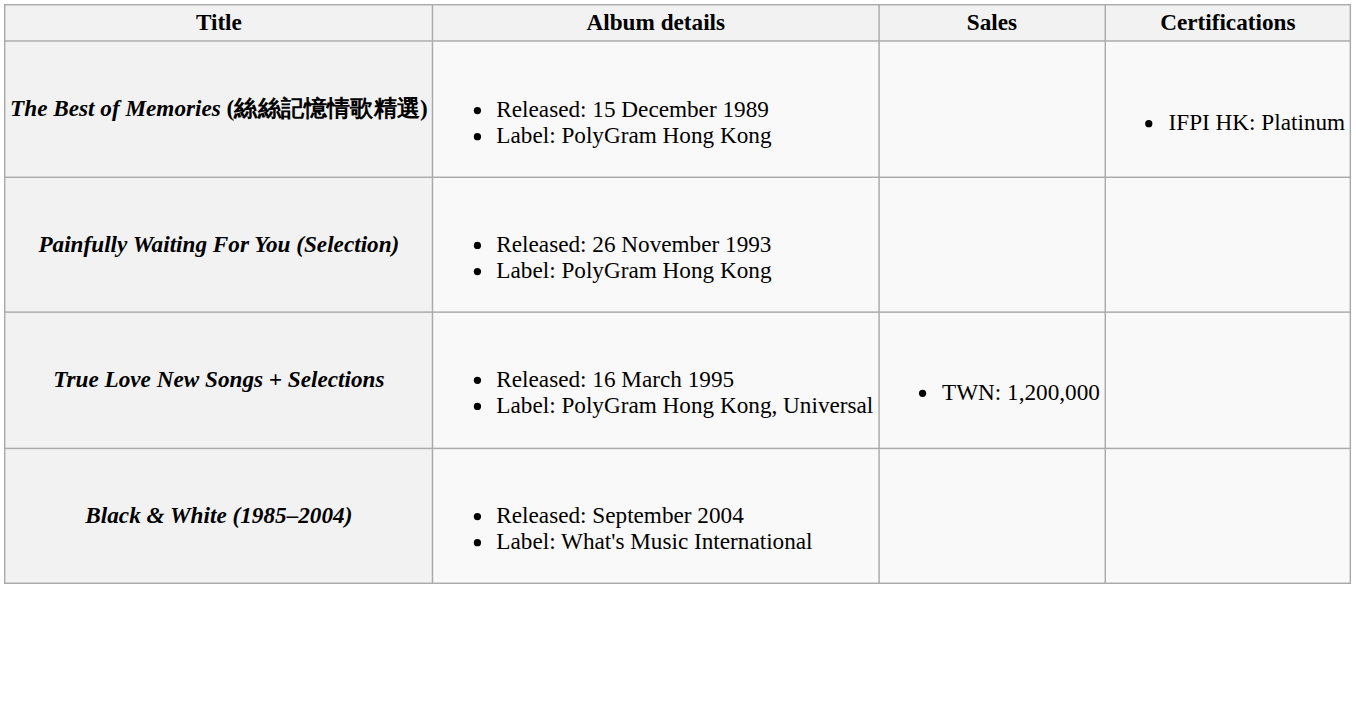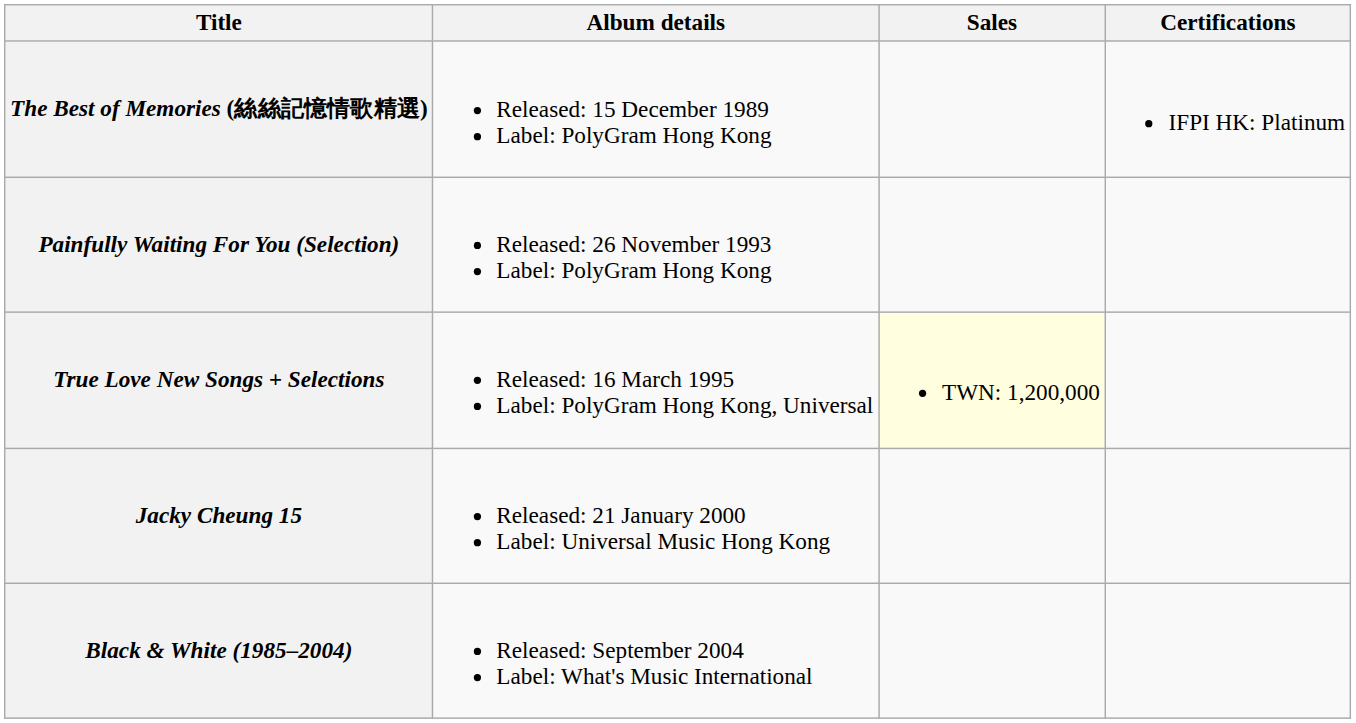(992, 393) no background -> (992, 393) lightyellow background
+ row: (219, 515)
